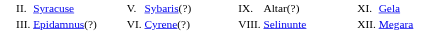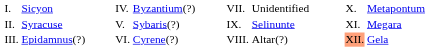+ row: (8, 8)
(281, 8) Altar(?) -> (273, 24) Selinunte
(389, 8) Gela -> (384, 24) Megara
(285, 24) Selinunte -> (270, 39) Altar(?)
(367, 24) no background -> (355, 39) lightsalmon background
(396, 24) Megara -> (378, 39) Gela
